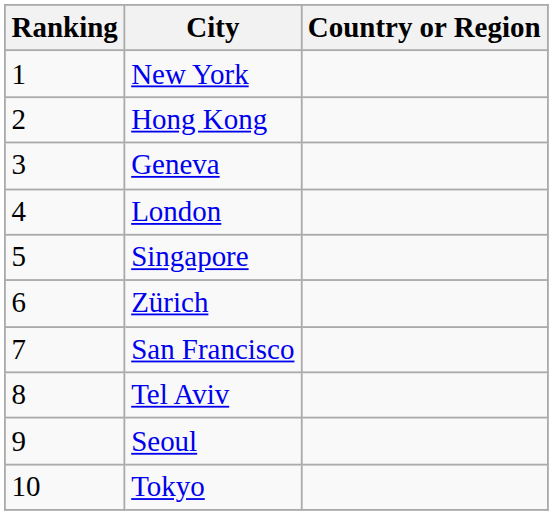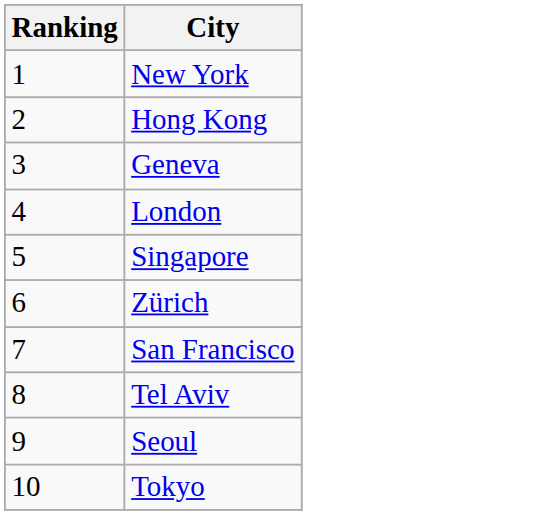- column: (424, 27)
